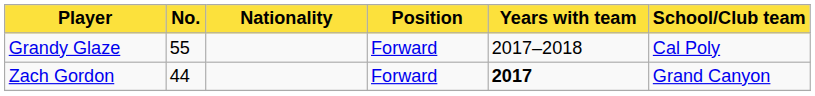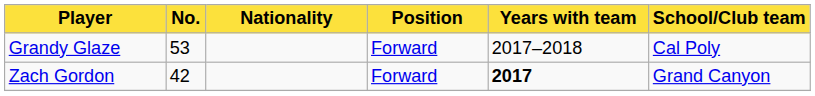(180, 47) 55 -> (180, 47) 53
(180, 76) 44 -> (180, 76) 42
